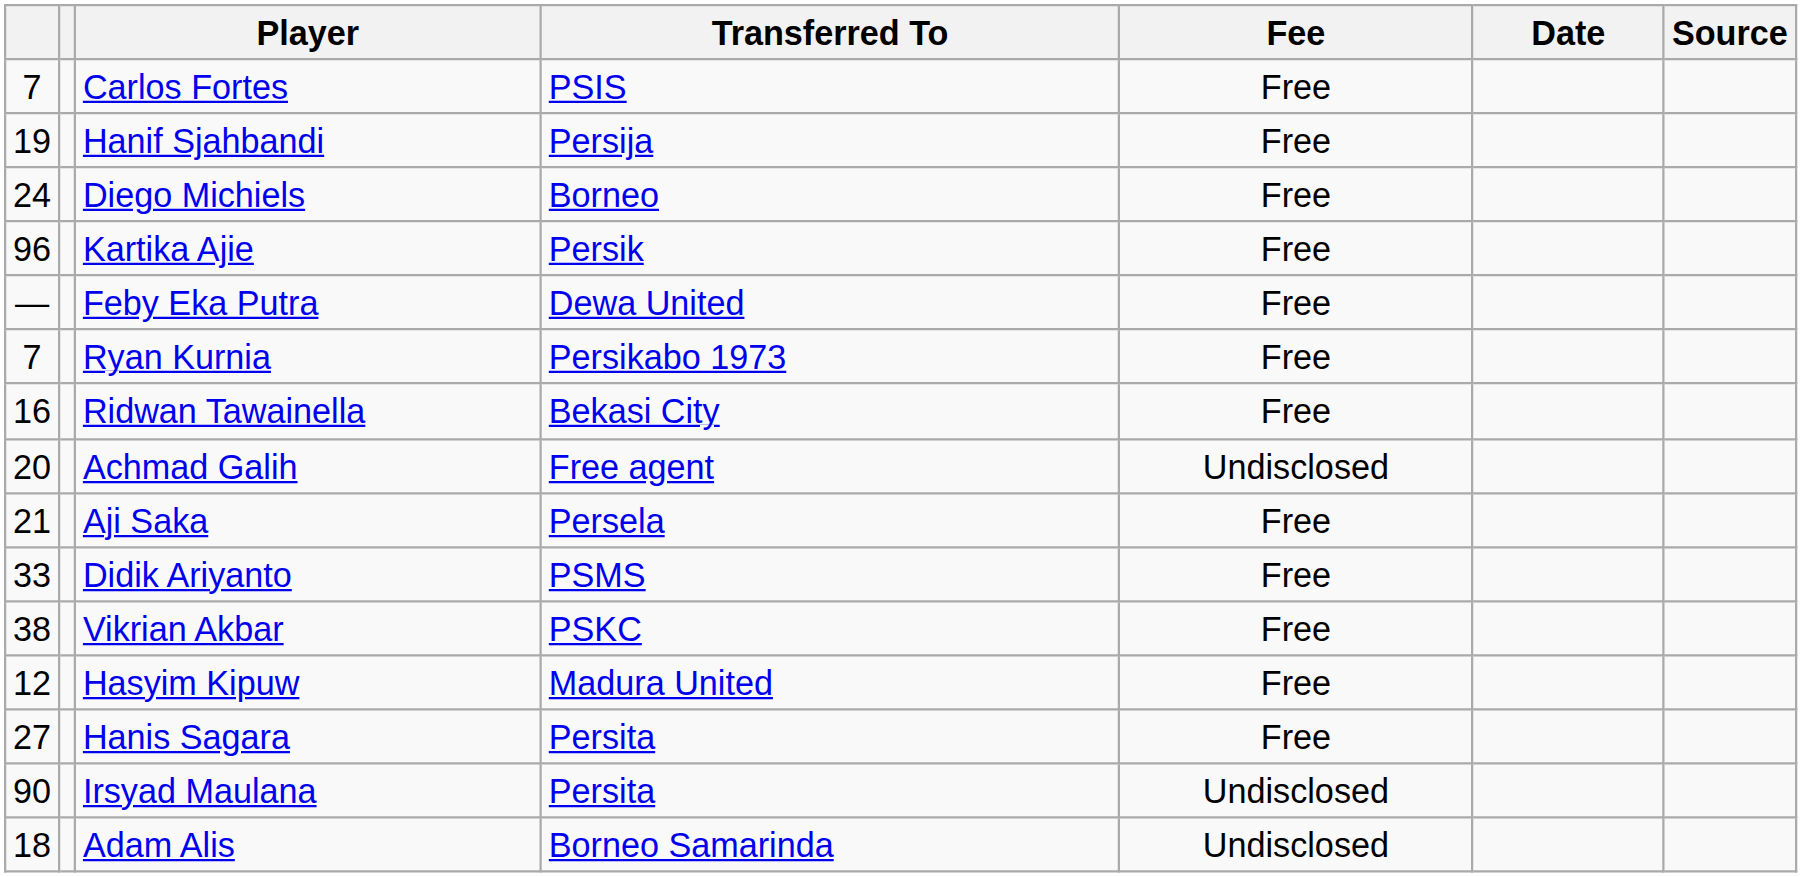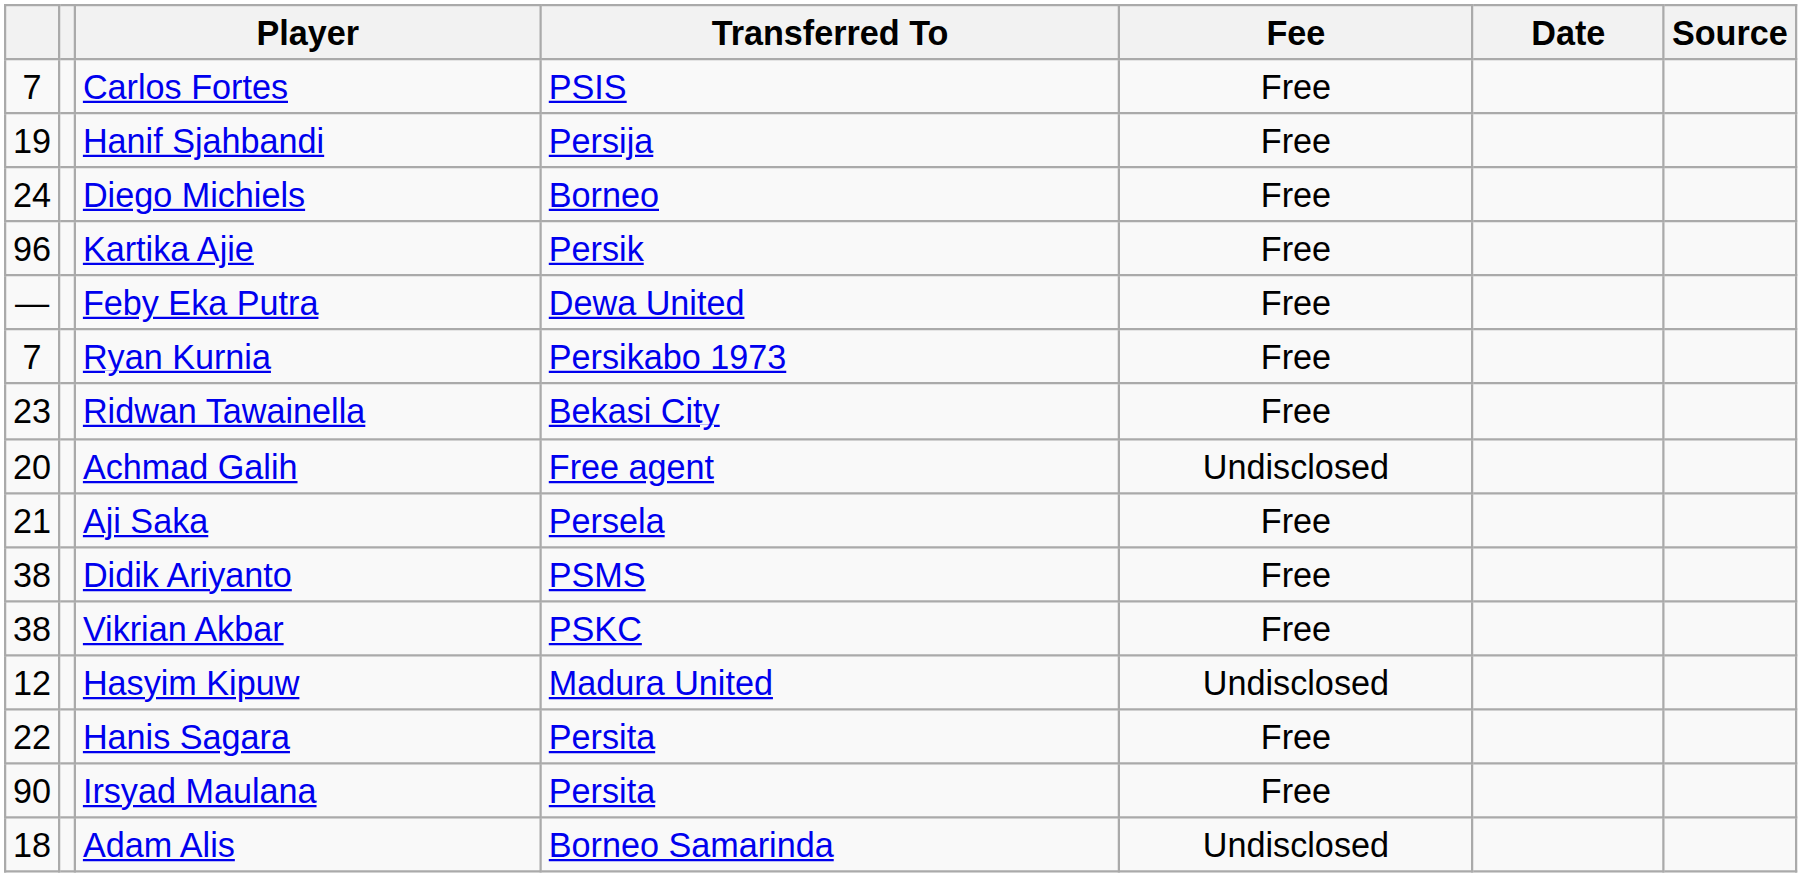(32, 411) 16 -> (32, 411) 23
(32, 574) 33 -> (32, 574) 38
(1296, 682) Free -> (1296, 682) Undisclosed
(32, 736) 27 -> (32, 736) 22
(1296, 790) Undisclosed -> (1296, 790) Free
